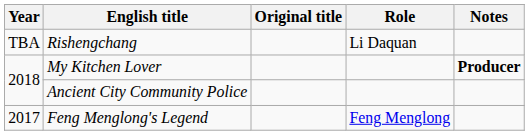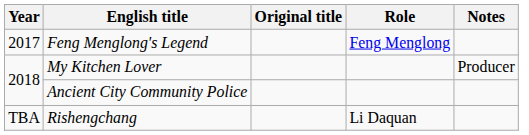rows swapped: (128, 117) <-> (92, 42)
(489, 67) bold -> (486, 67) normal
